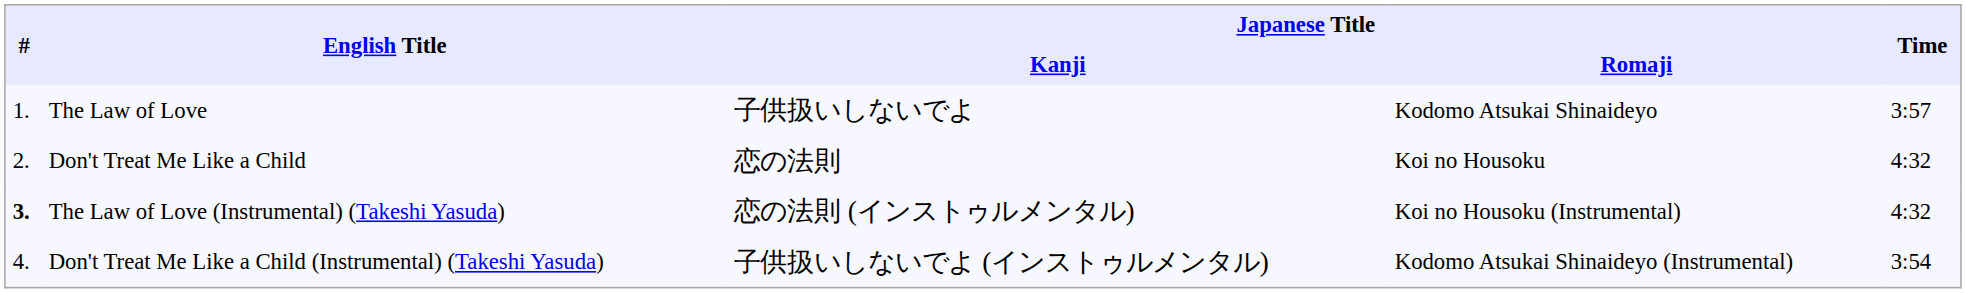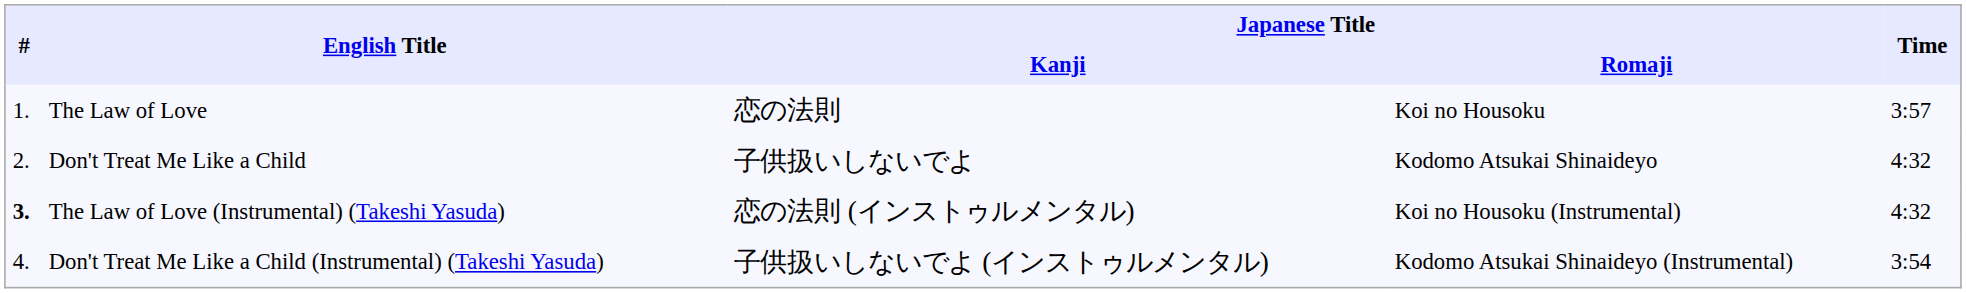(854, 111) 子供扱いしないでよ -> (787, 111) 恋の法則
(1526, 109) Kodomo Atsukai Shinaideyo -> (1470, 109) Koi no Housoku
(787, 161) 恋の法則 -> (854, 161) 子供扱いしないでよ
(1470, 160) Koi no Housoku -> (1526, 160) Kodomo Atsukai Shinaideyo
